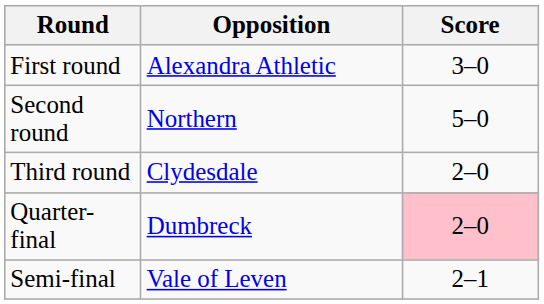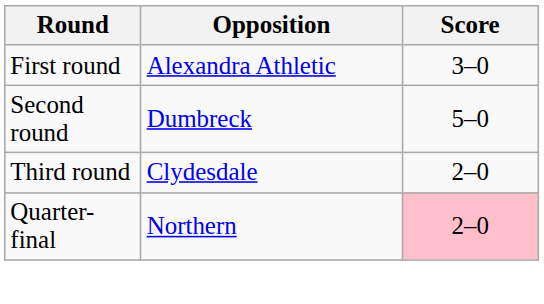(192, 118) Northern -> (199, 118) Dumbreck
(199, 225) Dumbreck -> (192, 225) Northern
- row: (63, 279)
